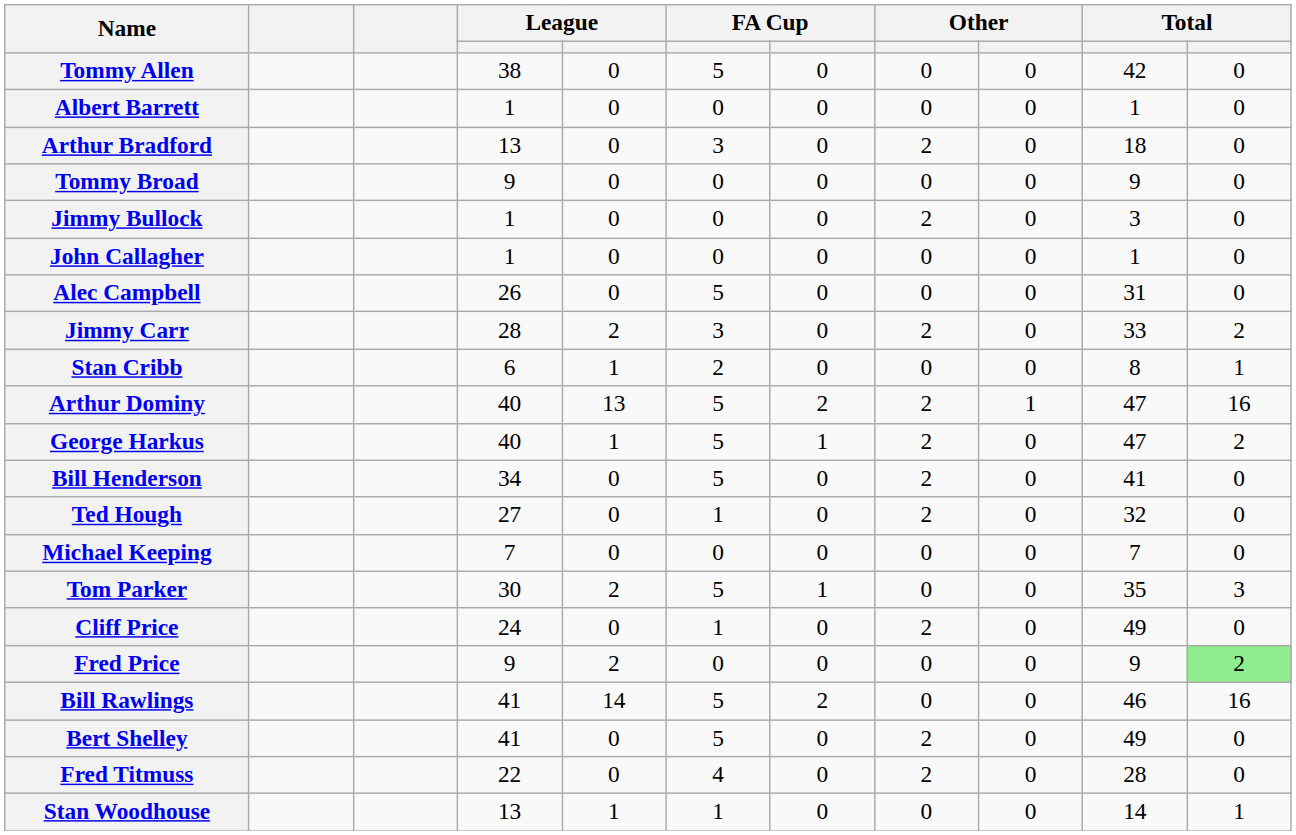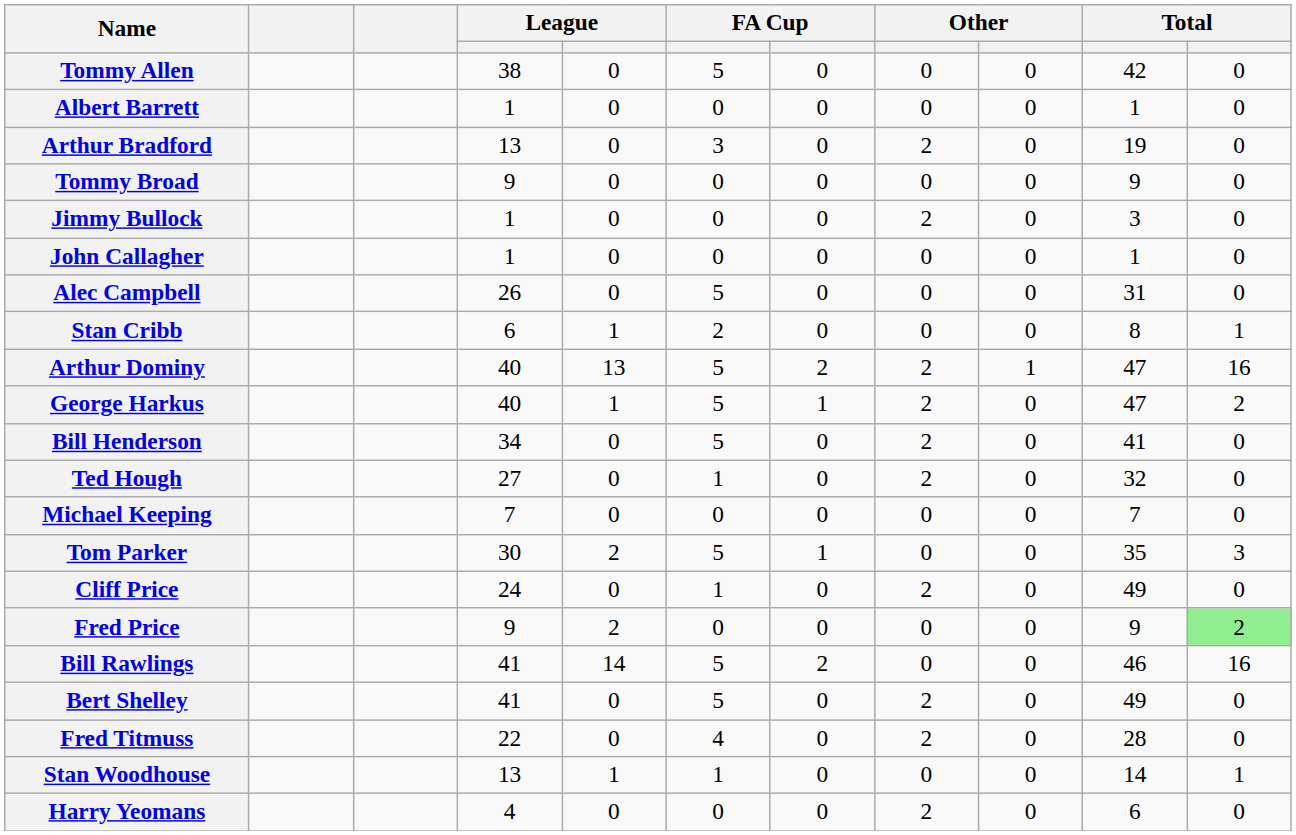(1135, 144) 18 -> (1135, 144) 19
- row: (127, 330)
+ row: (127, 811)
